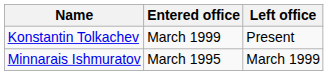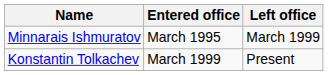rows swapped: (74, 59) <-> (73, 37)
